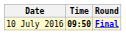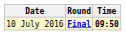columns swapped: (79, 11) <-> (107, 11)
